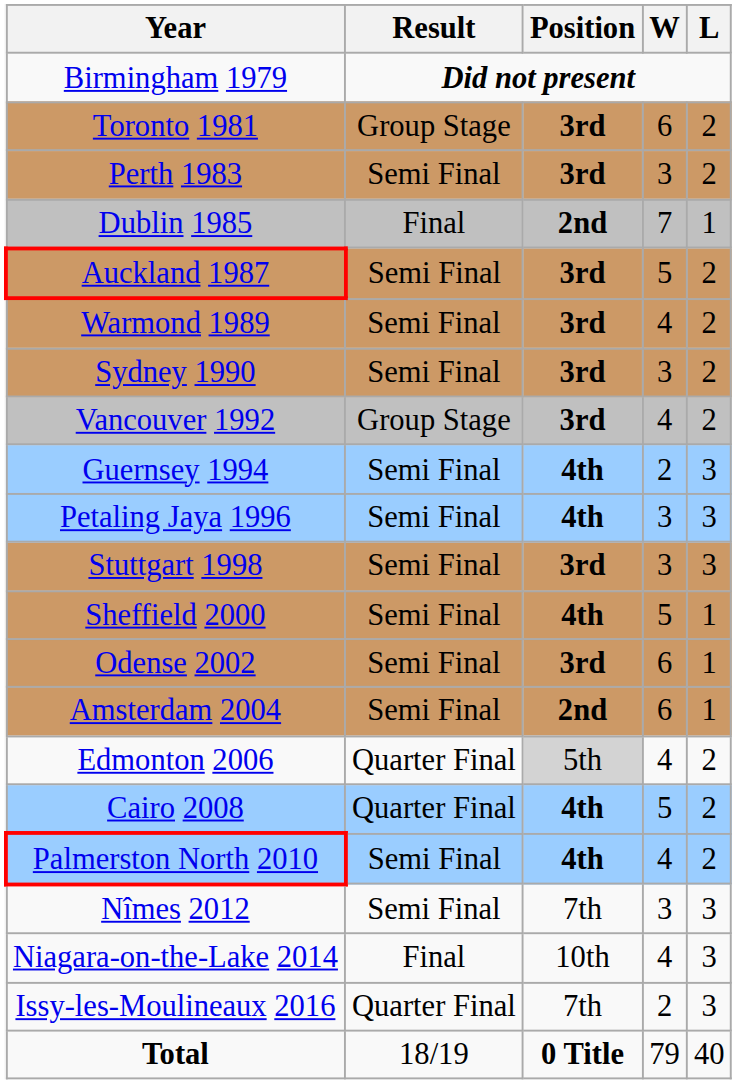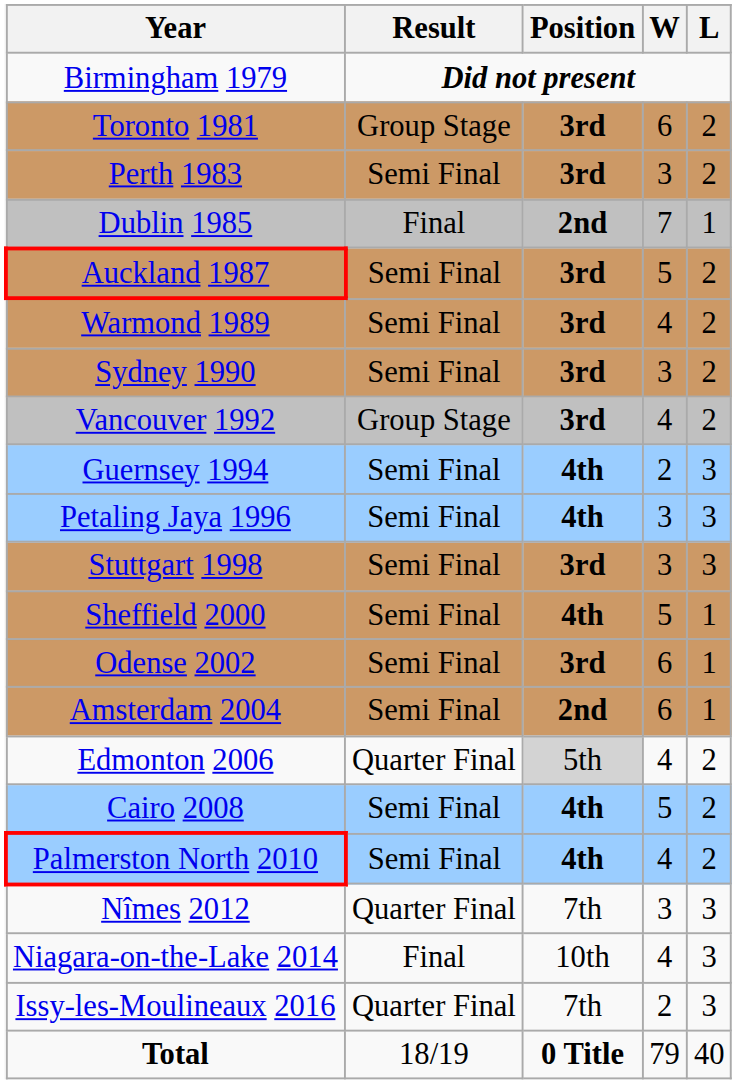(434, 808) Quarter Final -> (434, 808) Semi Final
(434, 908) Semi Final -> (434, 908) Quarter Final
